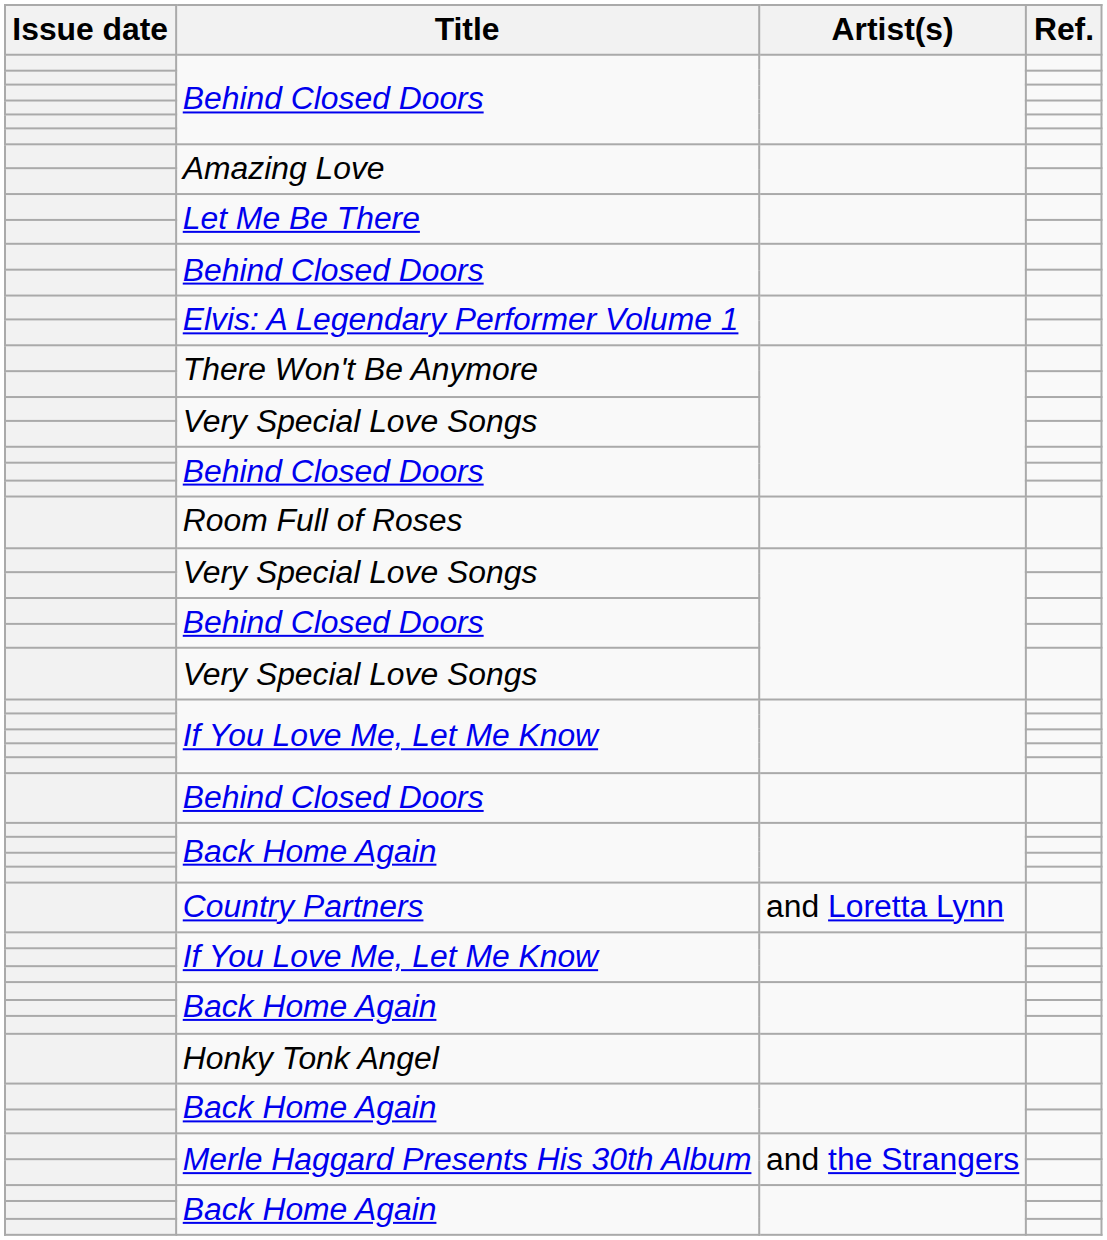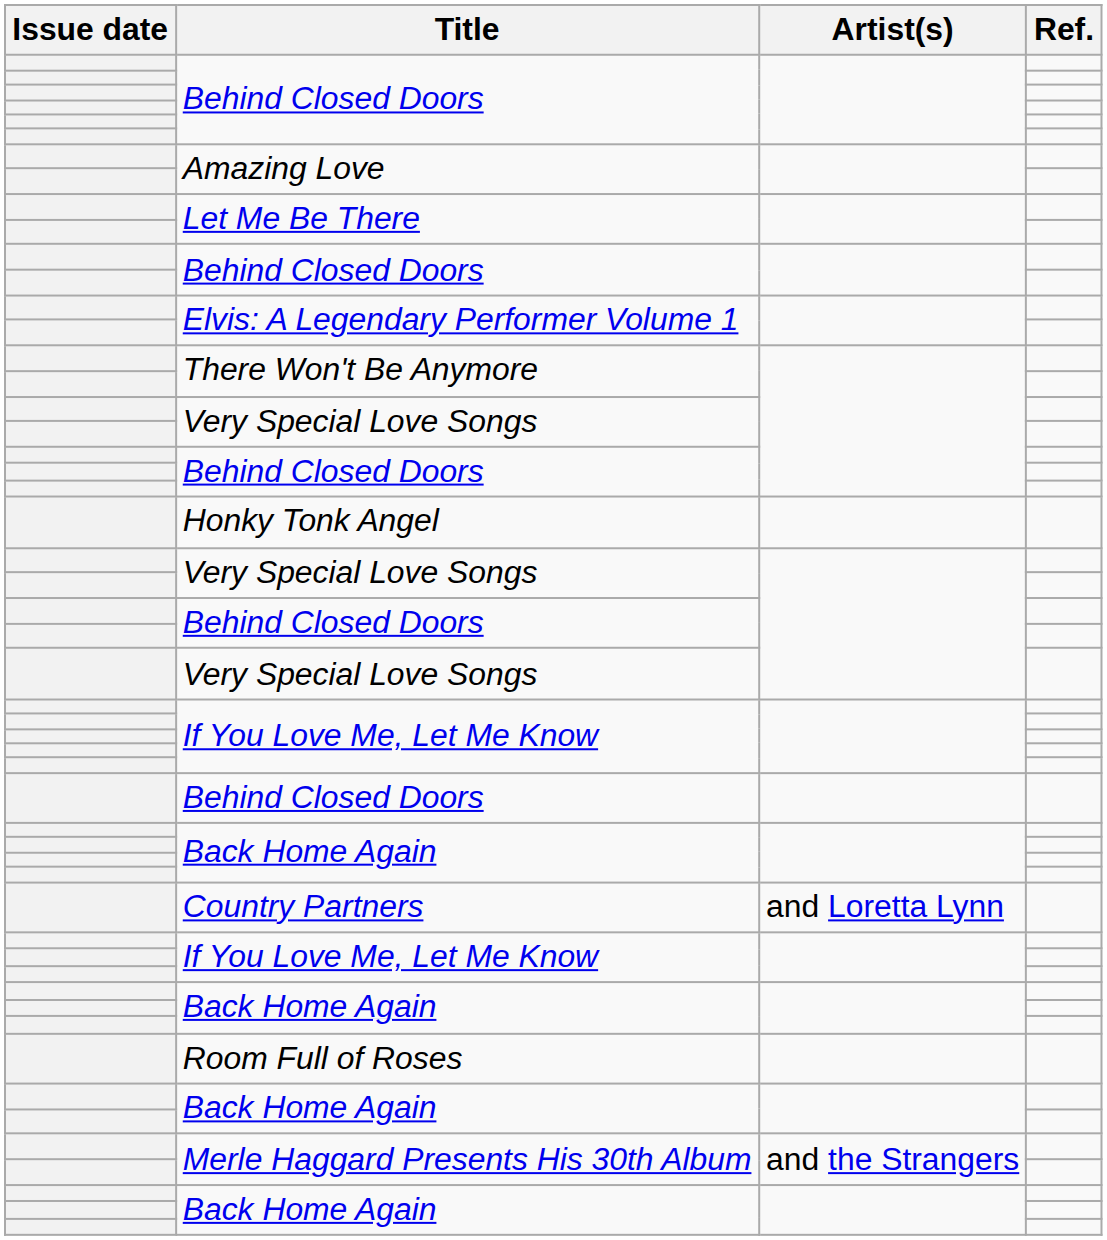rows swapped: (311, 1057) <-> (323, 521)
